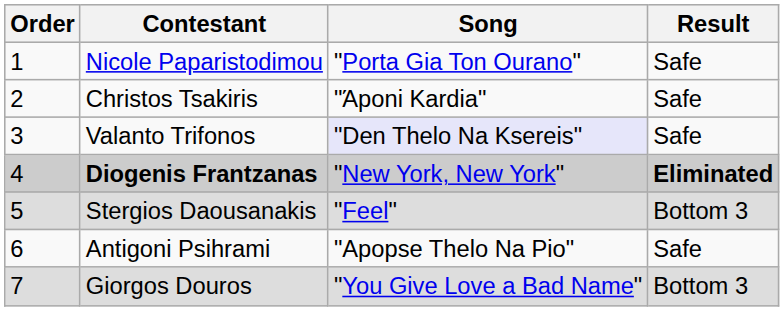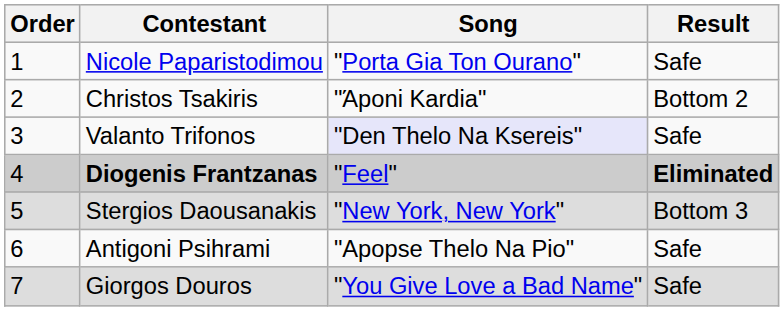(678, 99) Safe -> (701, 99) Bottom 2
(449, 174) "New York, New York" -> (365, 174) "Feel"
(365, 211) "Feel" -> (449, 211) "New York, New York"
(701, 286) Bottom 3 -> (678, 286) Safe
